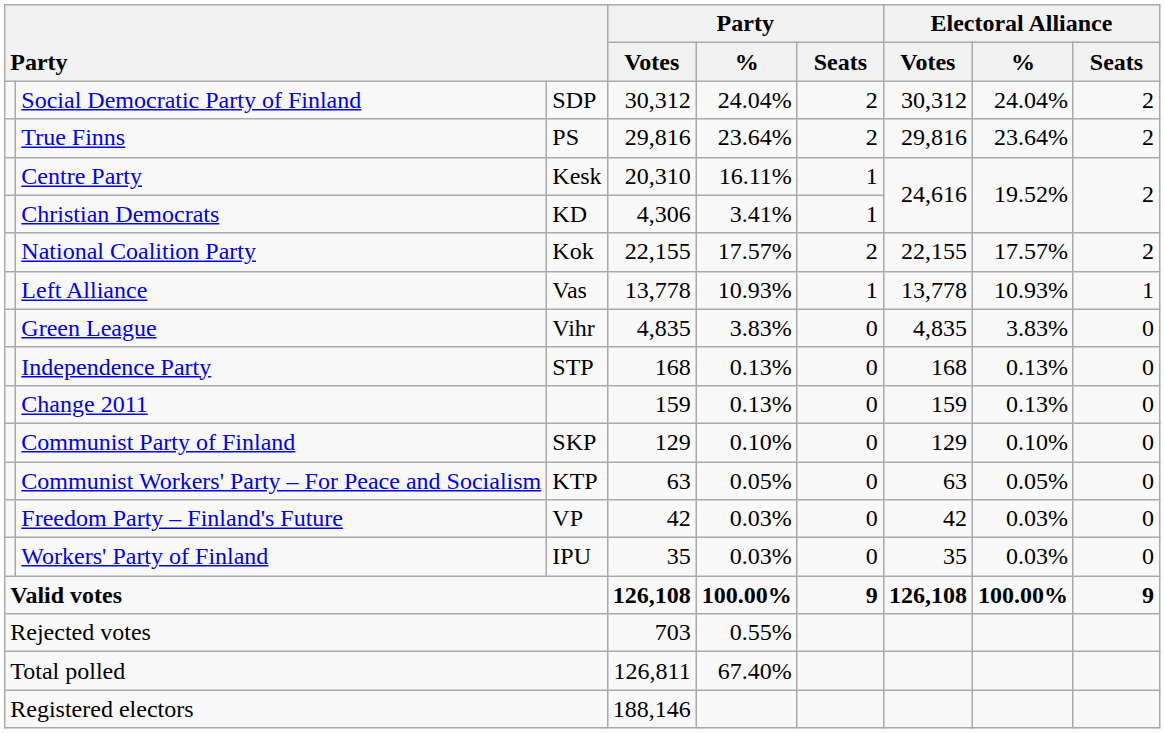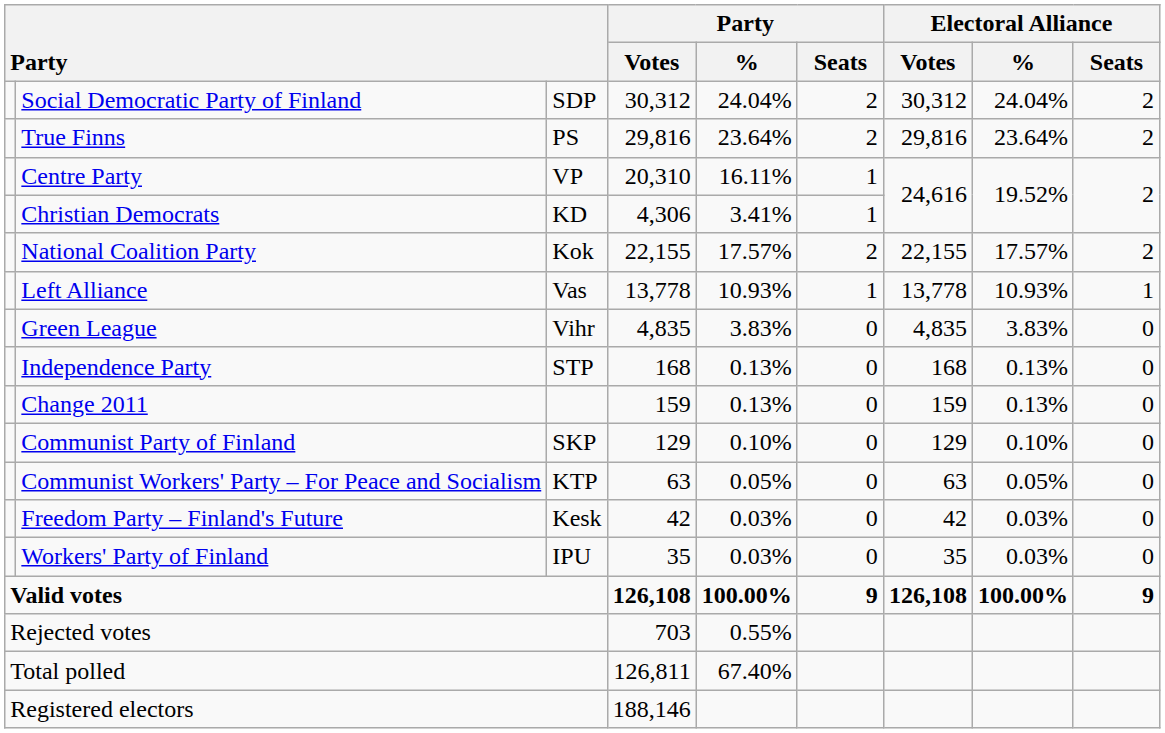(577, 175) Kesk -> (568, 175) VP
(568, 518) VP -> (577, 518) Kesk
